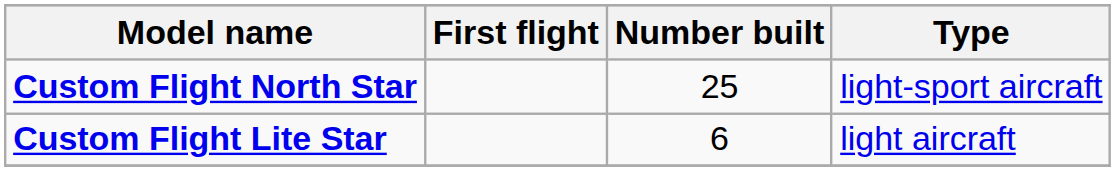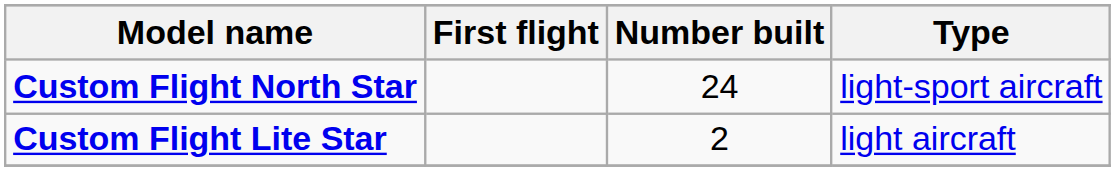(720, 86) 25 -> (720, 86) 24
(720, 140) 6 -> (720, 140) 2
